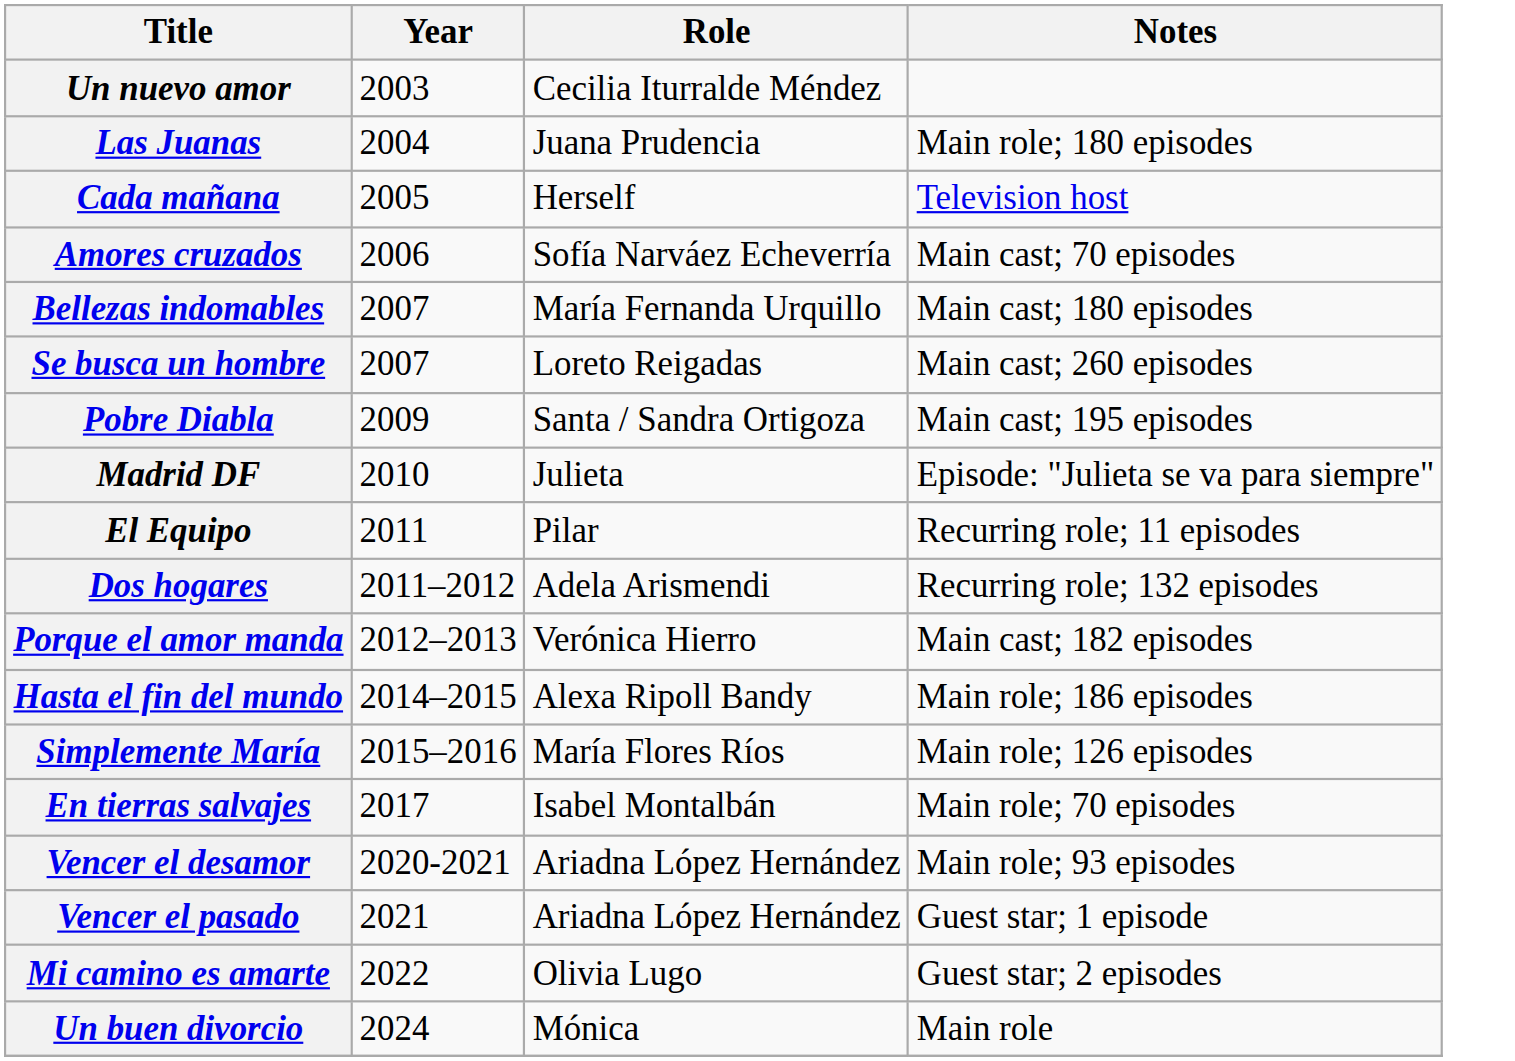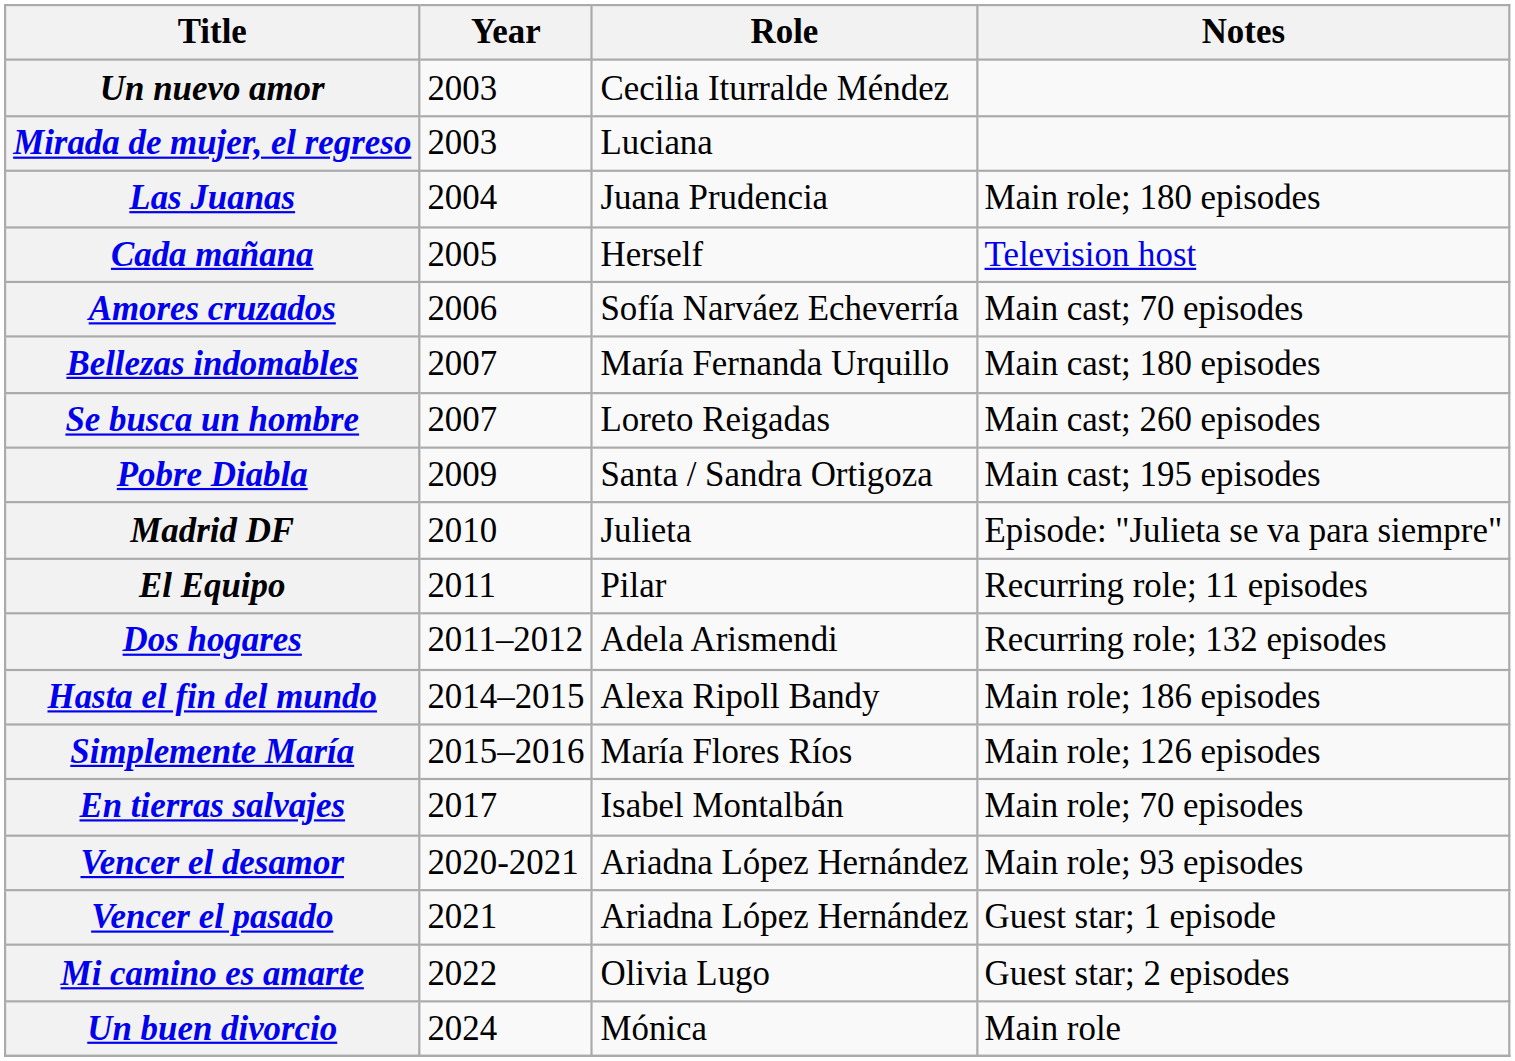+ row: (212, 142)
- row: (178, 640)
